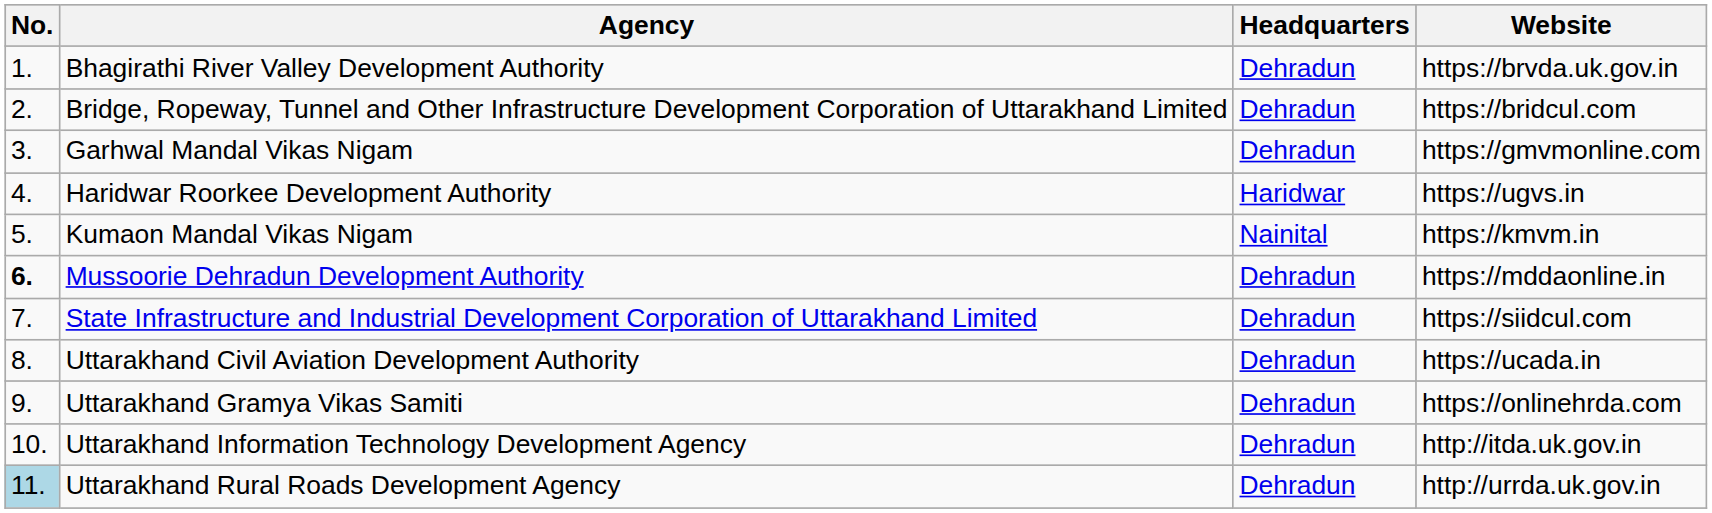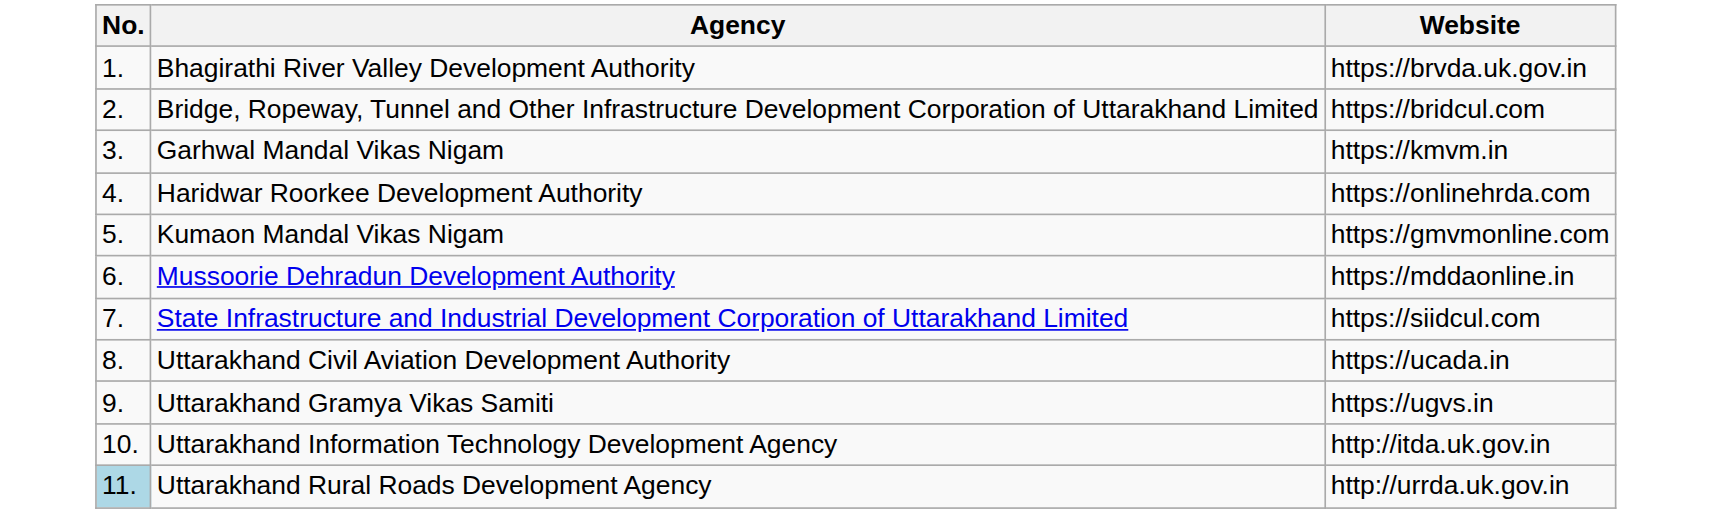- column: (1325, 25)
(1561, 151) https://gmvmonline.com -> (1419, 151) https://kmvm.in
(1503, 192) https://ugvs.in -> (1461, 192) https://onlinehrda.com
(1511, 234) https://kmvm.in -> (1470, 234) https://gmvmonline.com
(22, 276) bold -> (113, 276) normal
(1552, 402) https://onlinehrda.com -> (1412, 402) https://ugvs.in
